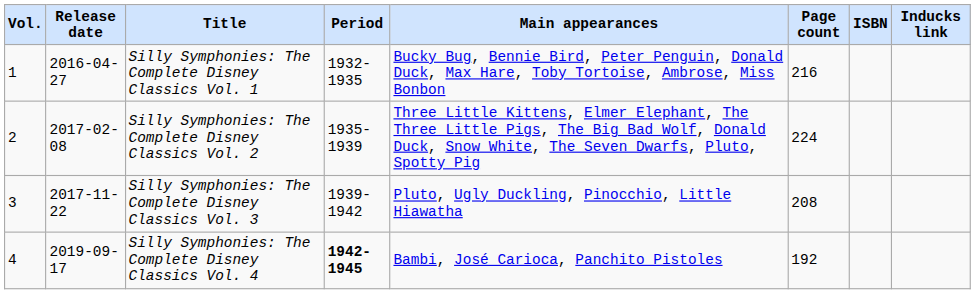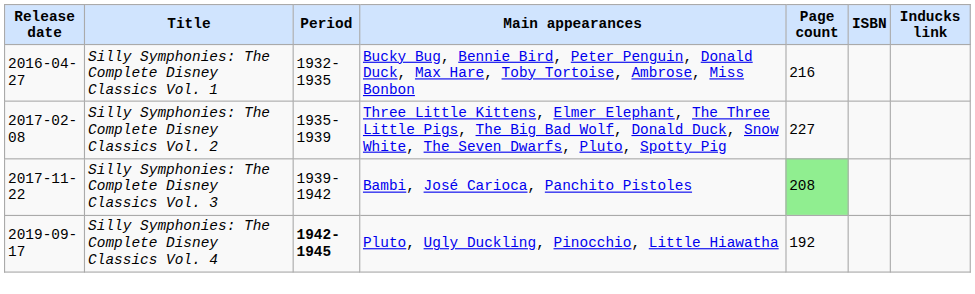- column: (25, 25)
(804, 138) 224 -> (802, 130) 227
(562, 203) Pluto, Ugly Duckling, Pinocchio, Little Hiawatha -> (528, 187) Bambi, José Carioca, Panchito Pistoles
(804, 203) no background -> (802, 187) lightgreen background
(558, 260) Bambi, José Carioca, Panchito Pistoles -> (571, 244) Pluto, Ugly Duckling, Pinocchio, Little Hiawatha
